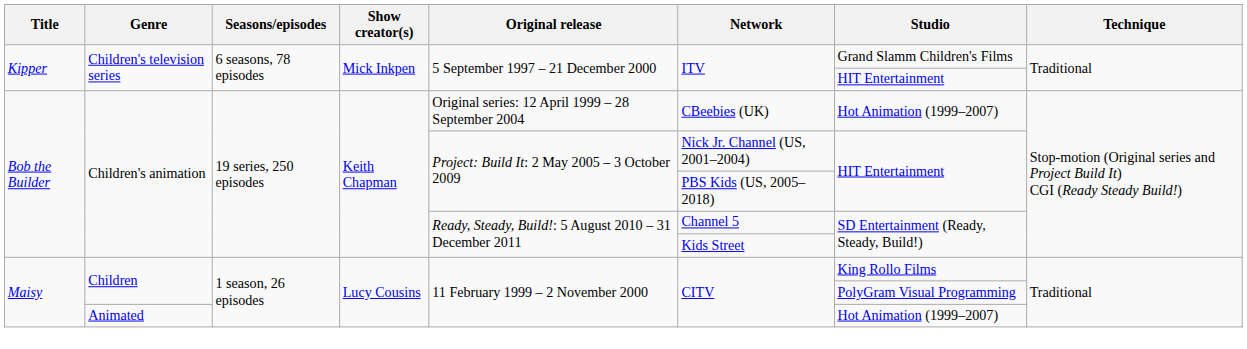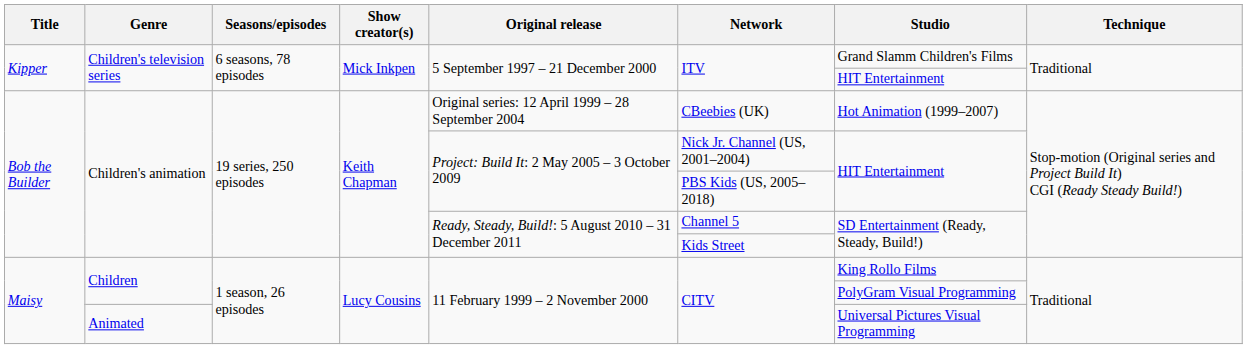(918, 315) Hot Animation (1999–2007) -> (909, 324) Universal Pictures Visual Programming
